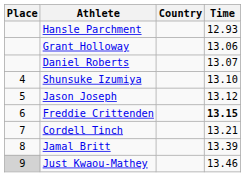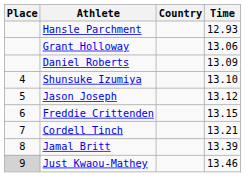(222, 63) 13.07 -> (222, 63) 13.09
(222, 113) bold -> (222, 113) normal
